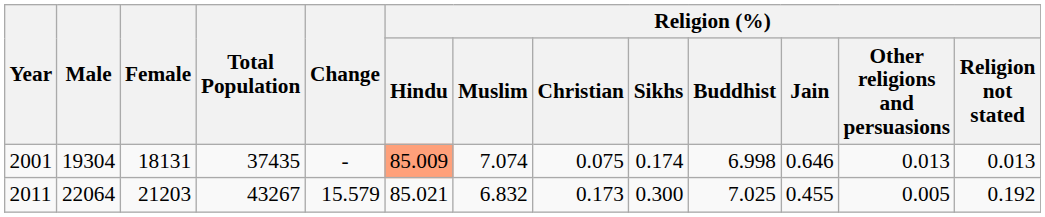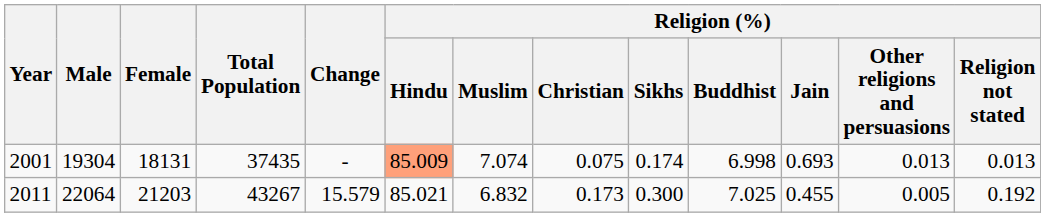(810, 160) 0.646 -> (810, 160) 0.693
